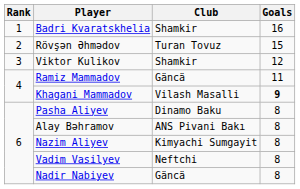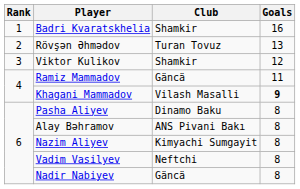(277, 45) 15 -> (277, 45) 13
